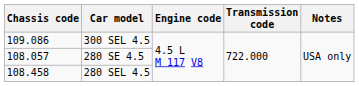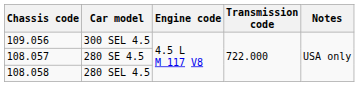(28, 40) 109.086 -> (28, 40) 109.056
(28, 73) 108.458 -> (28, 73) 108.058
